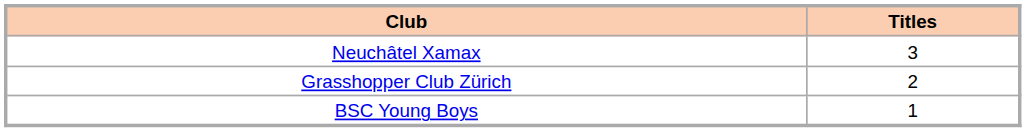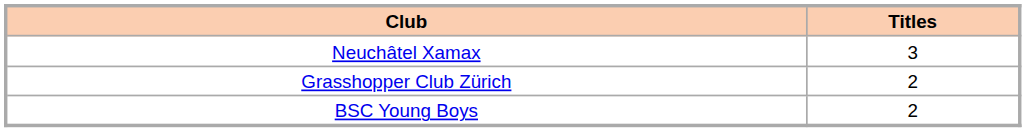(913, 111) 1 -> (913, 111) 2
